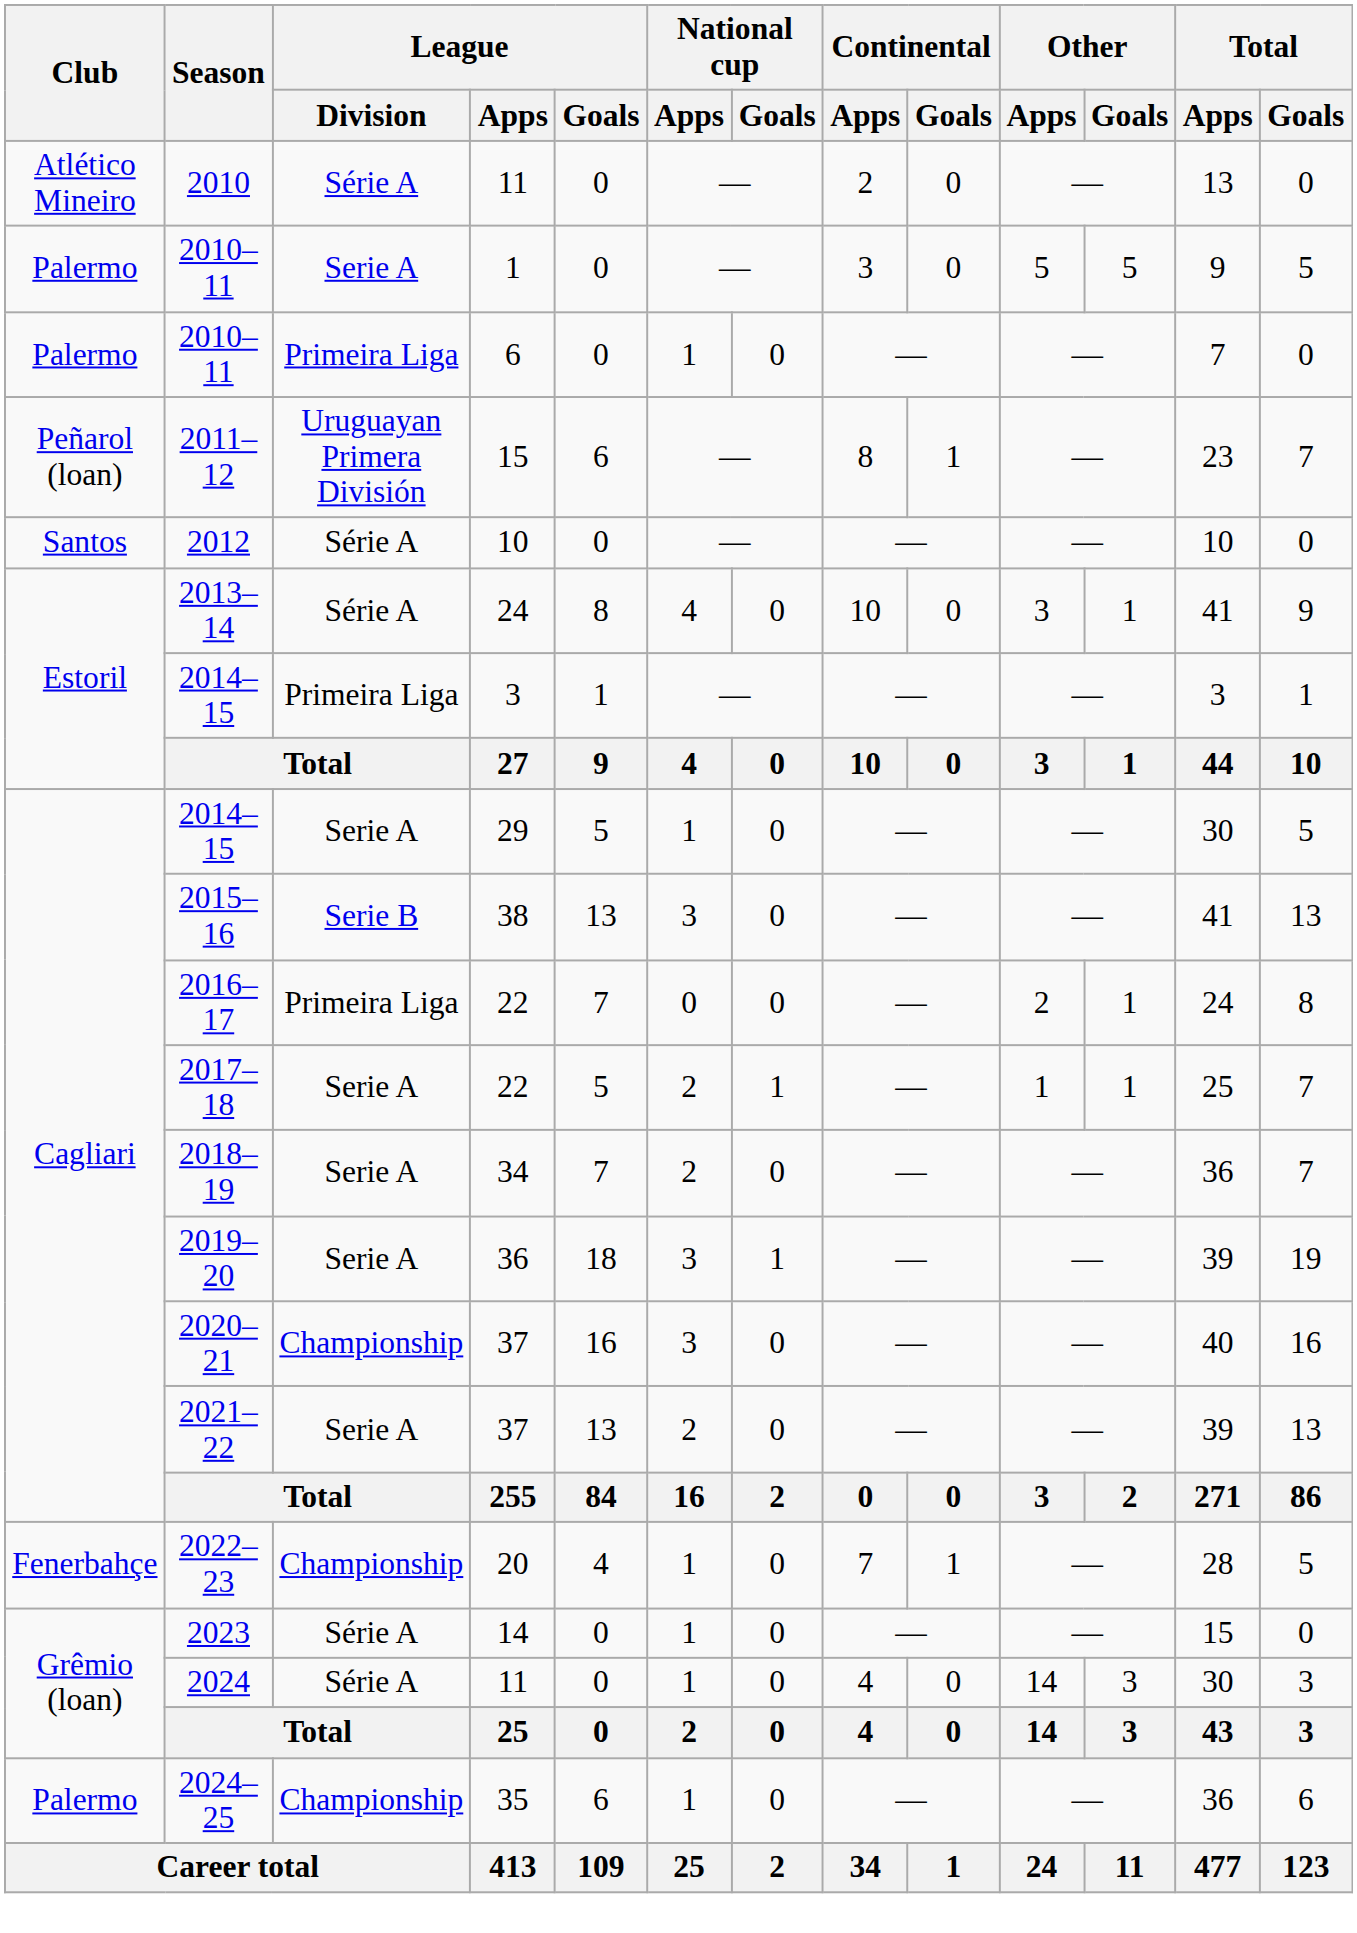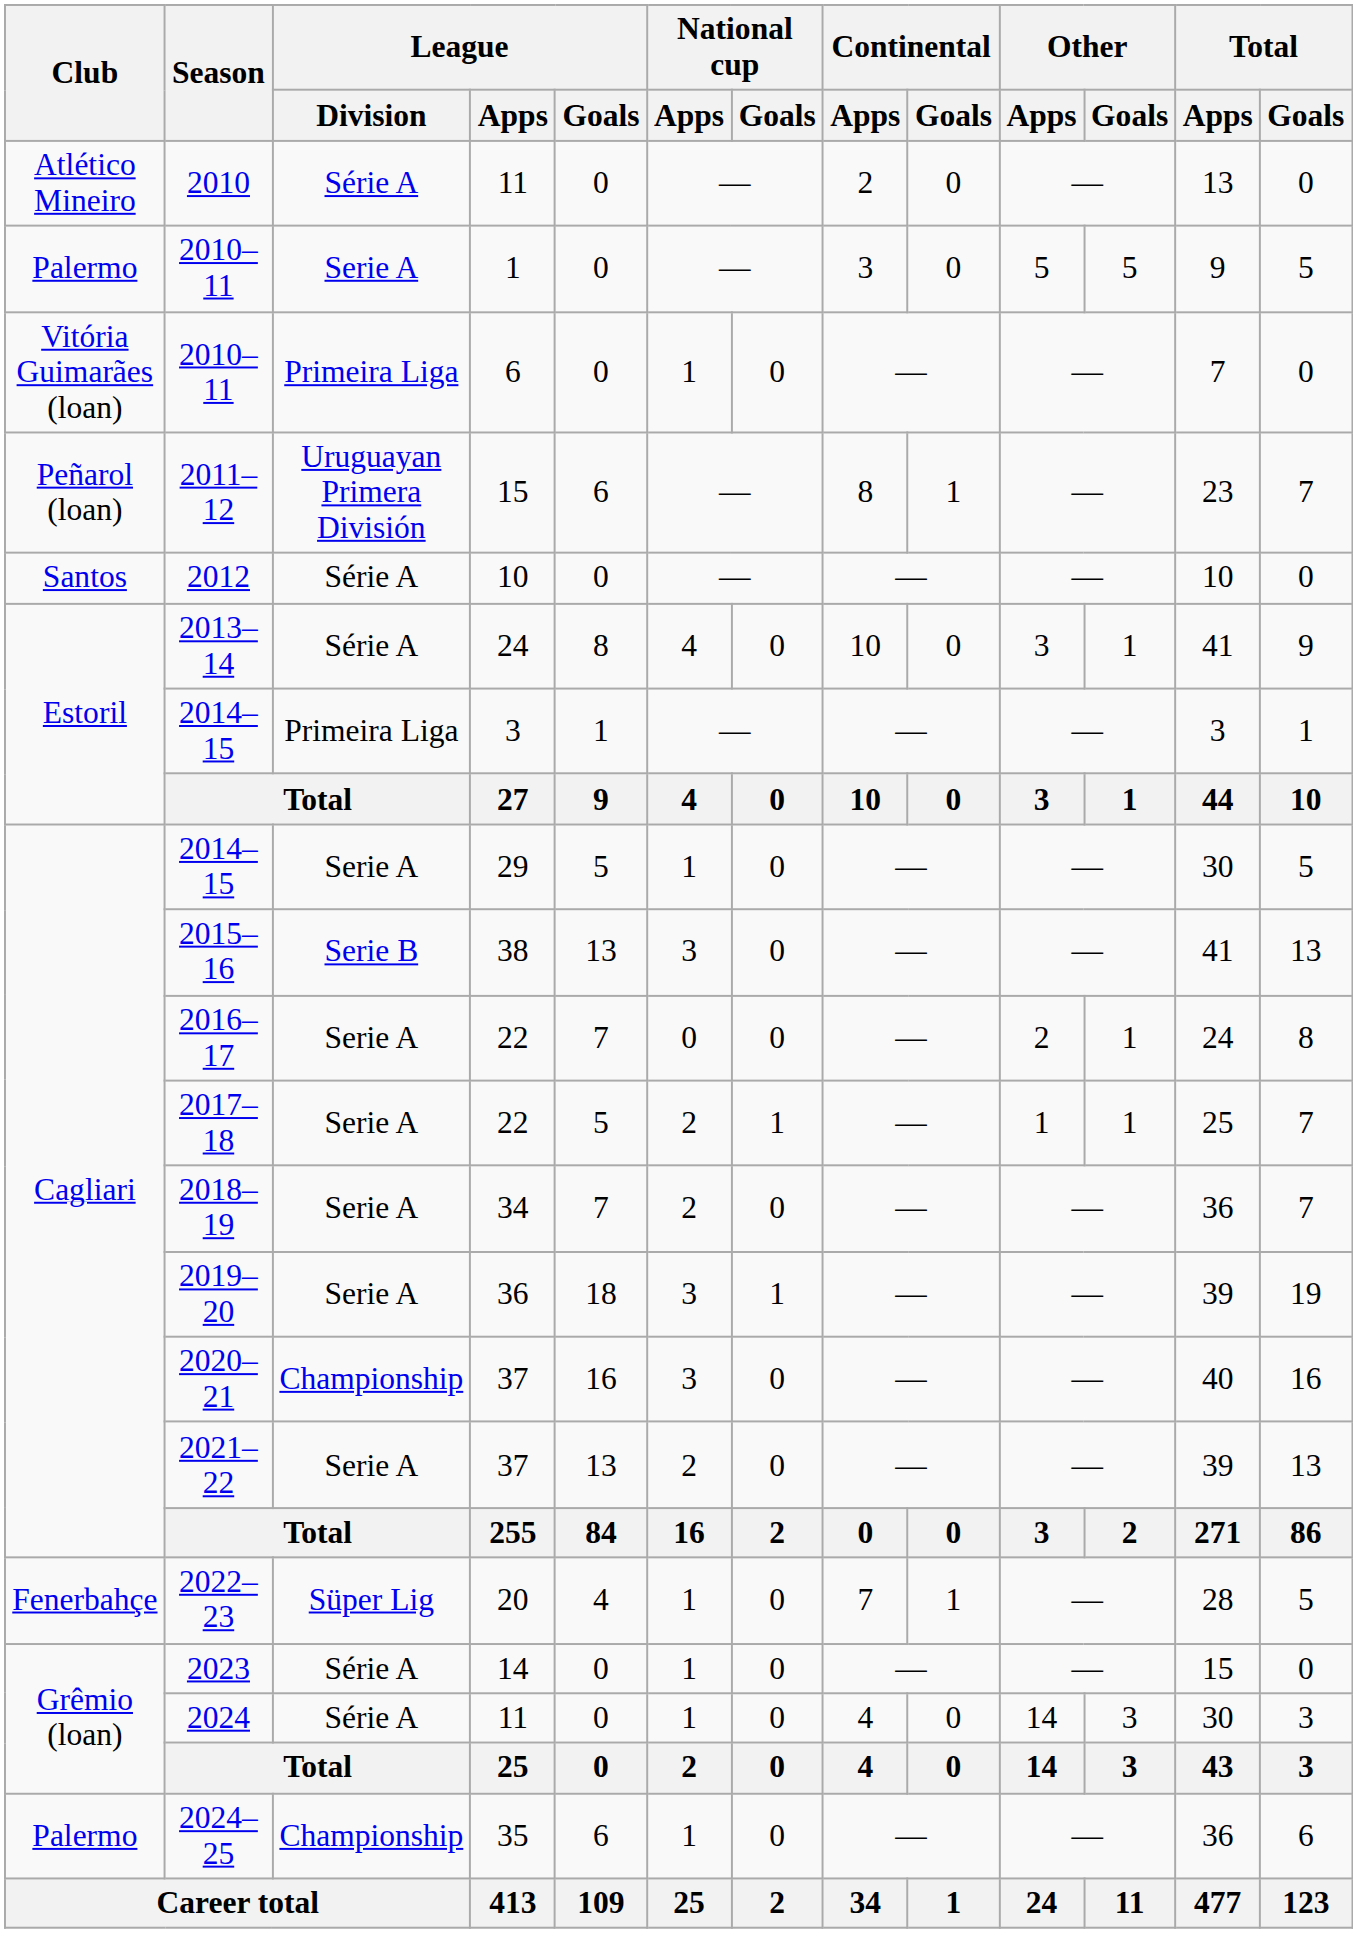(85, 353) Palermo -> (85, 371) Vitória Guimarães (loan)
(371, 1001) Primeira Liga -> (371, 1037) Serie A
(371, 1564) Championship -> (371, 1599) Süper Lig
